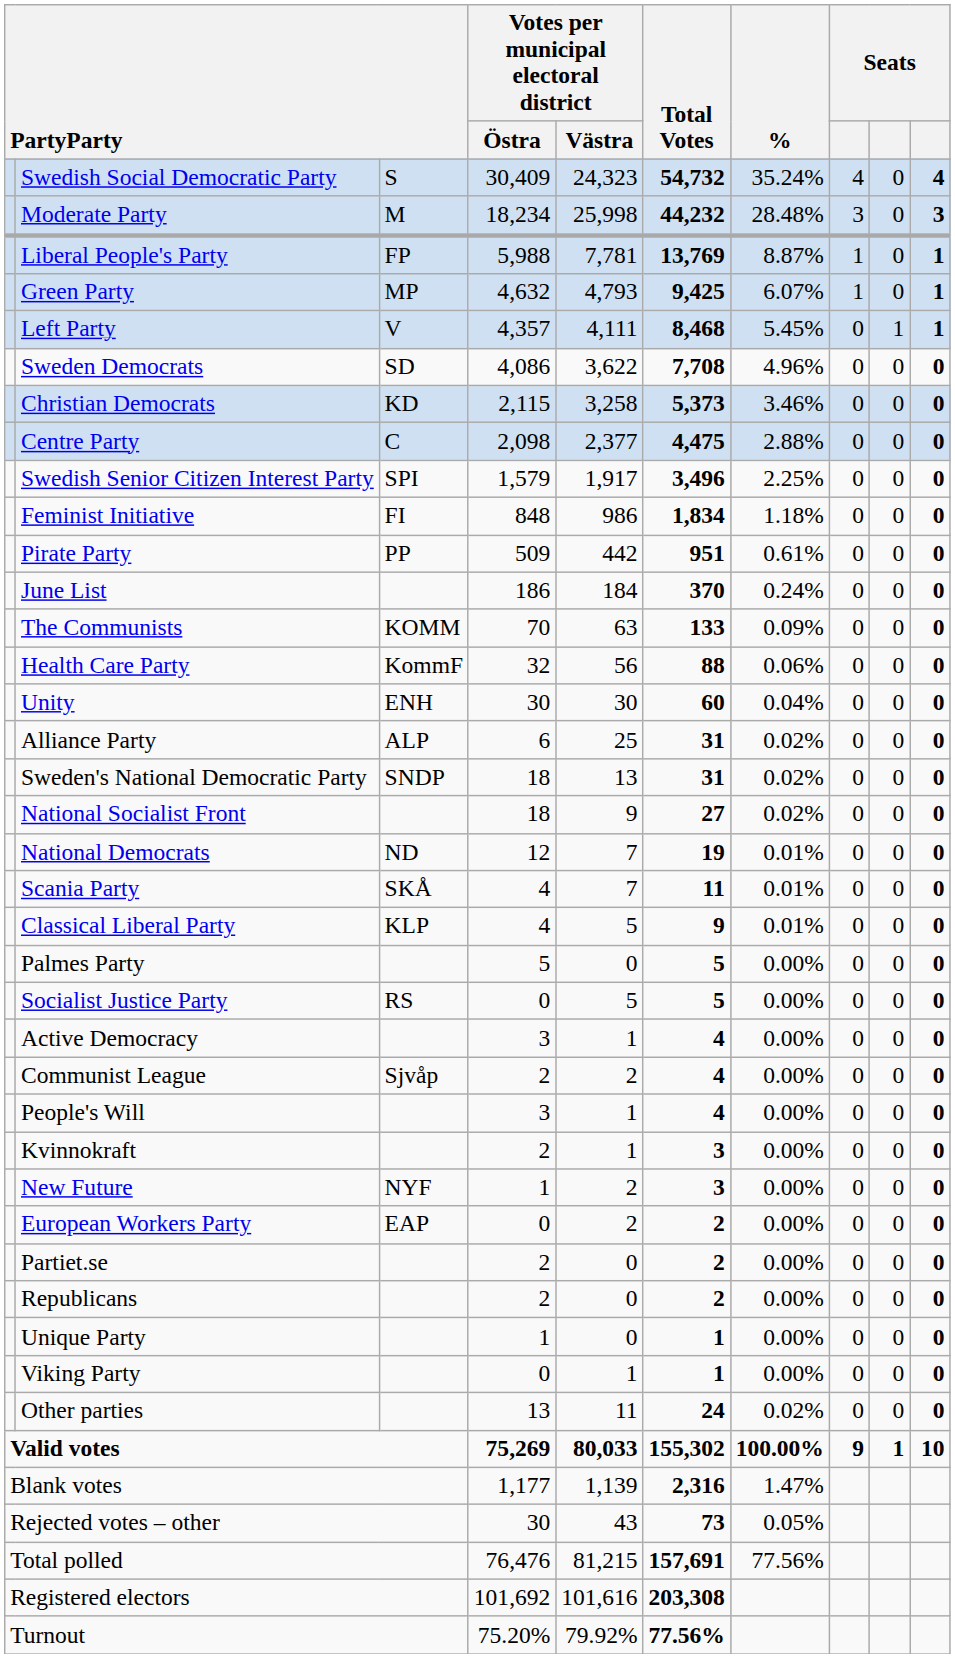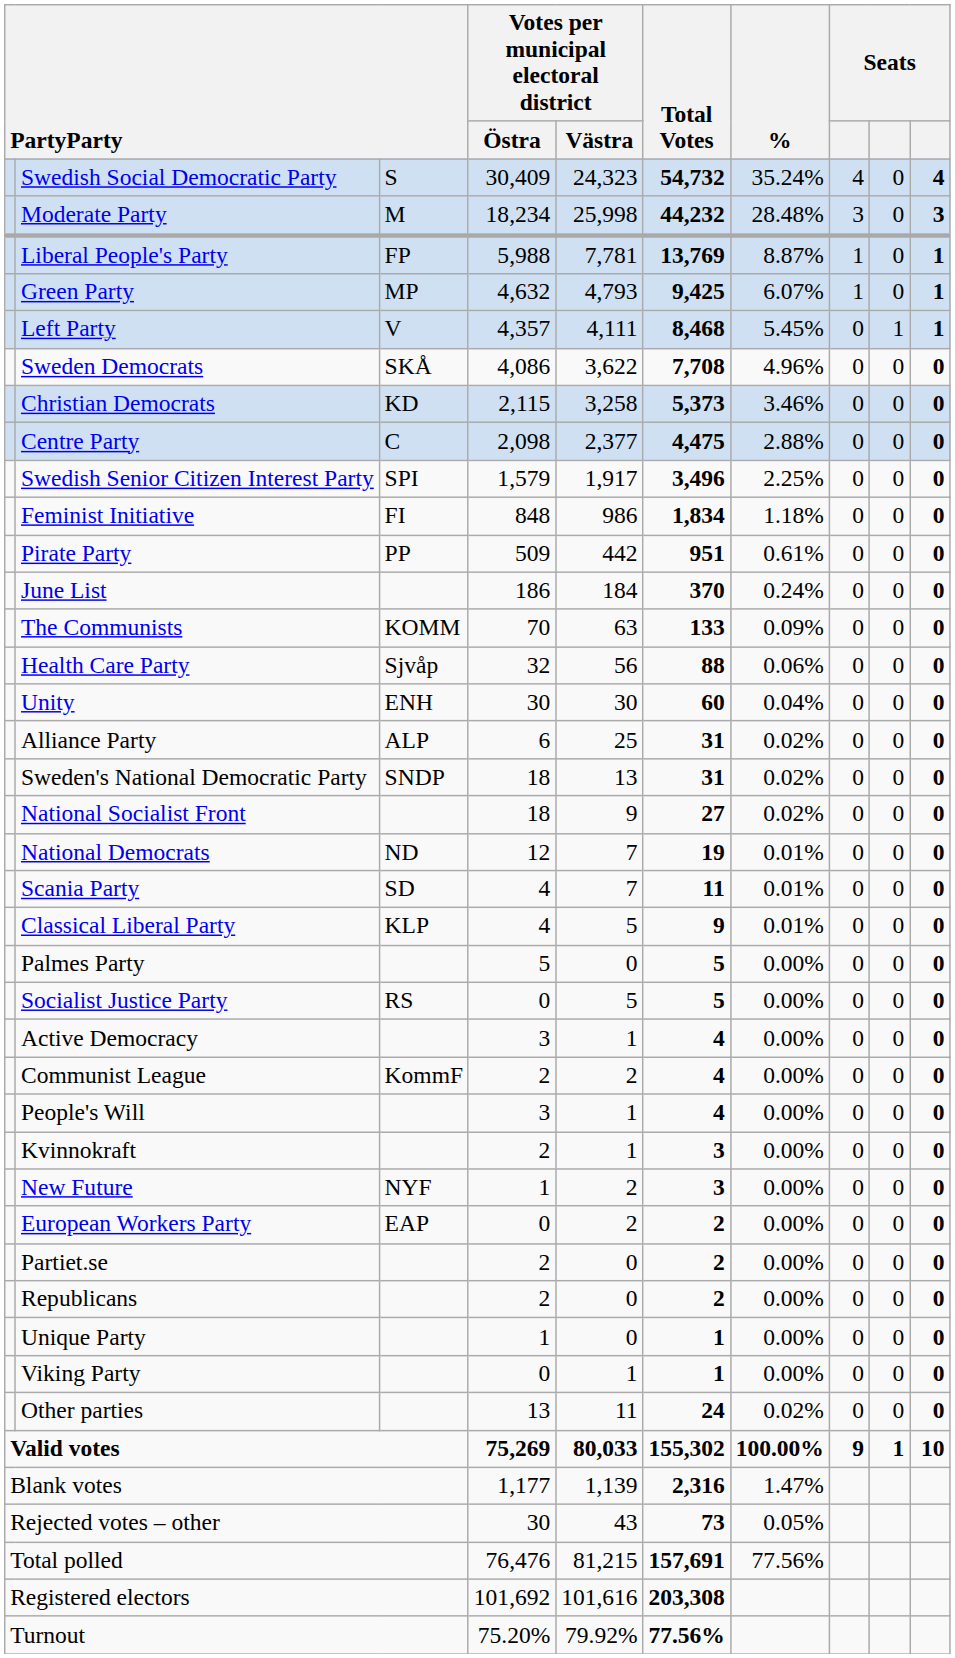(400, 366) SD -> (408, 366) SKÅ
(424, 664) KommF -> (411, 664) Sjvåp
(408, 888) SKÅ -> (400, 888) SD
(411, 1075) Sjvåp -> (424, 1075) KommF
